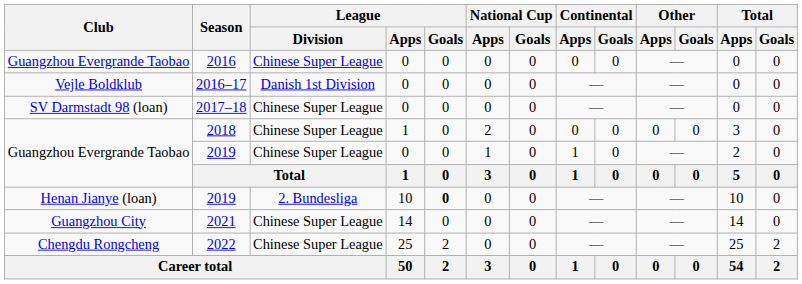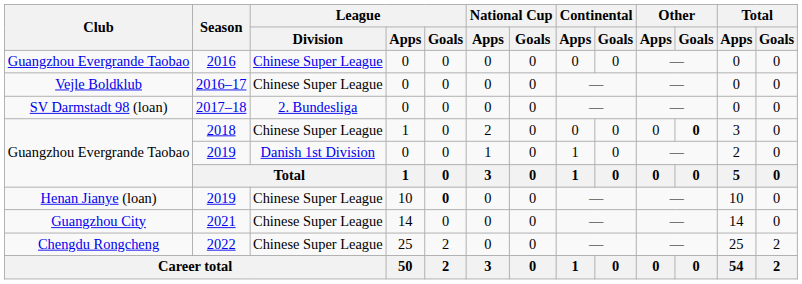(318, 84) Danish 1st Division -> (318, 84) Chinese Super League
(318, 107) Chinese Super League -> (318, 107) 2. Bundesliga
(696, 130) normal -> (696, 130) bold
(318, 152) Chinese Super League -> (318, 152) Danish 1st Division
(318, 198) 2. Bundesliga -> (318, 198) Chinese Super League
